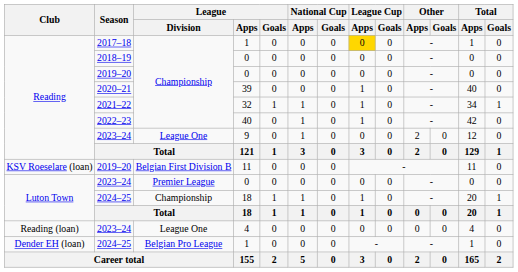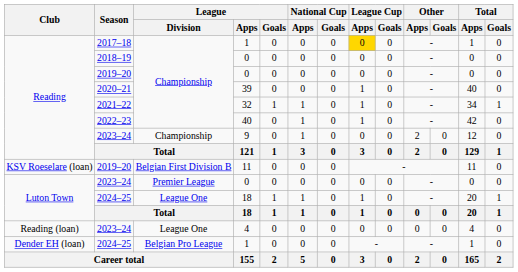(184, 136) League One -> (184, 136) Championship
(184, 197) Championship -> (184, 197) League One
